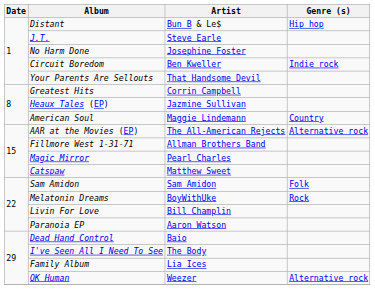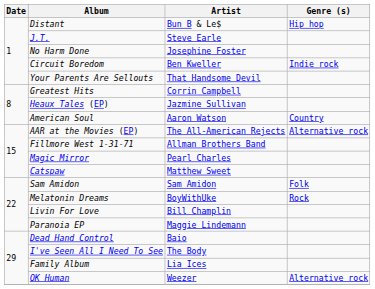(206, 118) Maggie Lindemann -> (197, 118) Aaron Watson
(197, 225) Aaron Watson -> (206, 225) Maggie Lindemann
